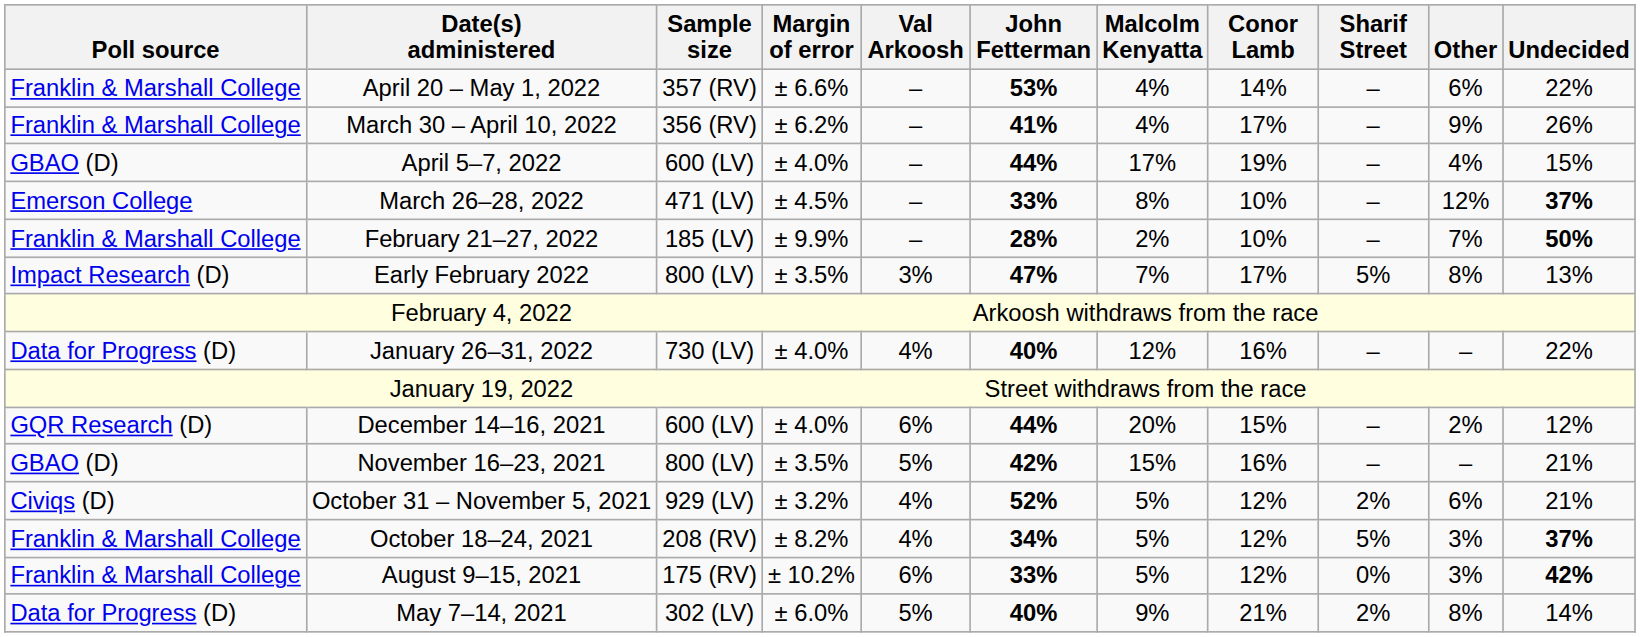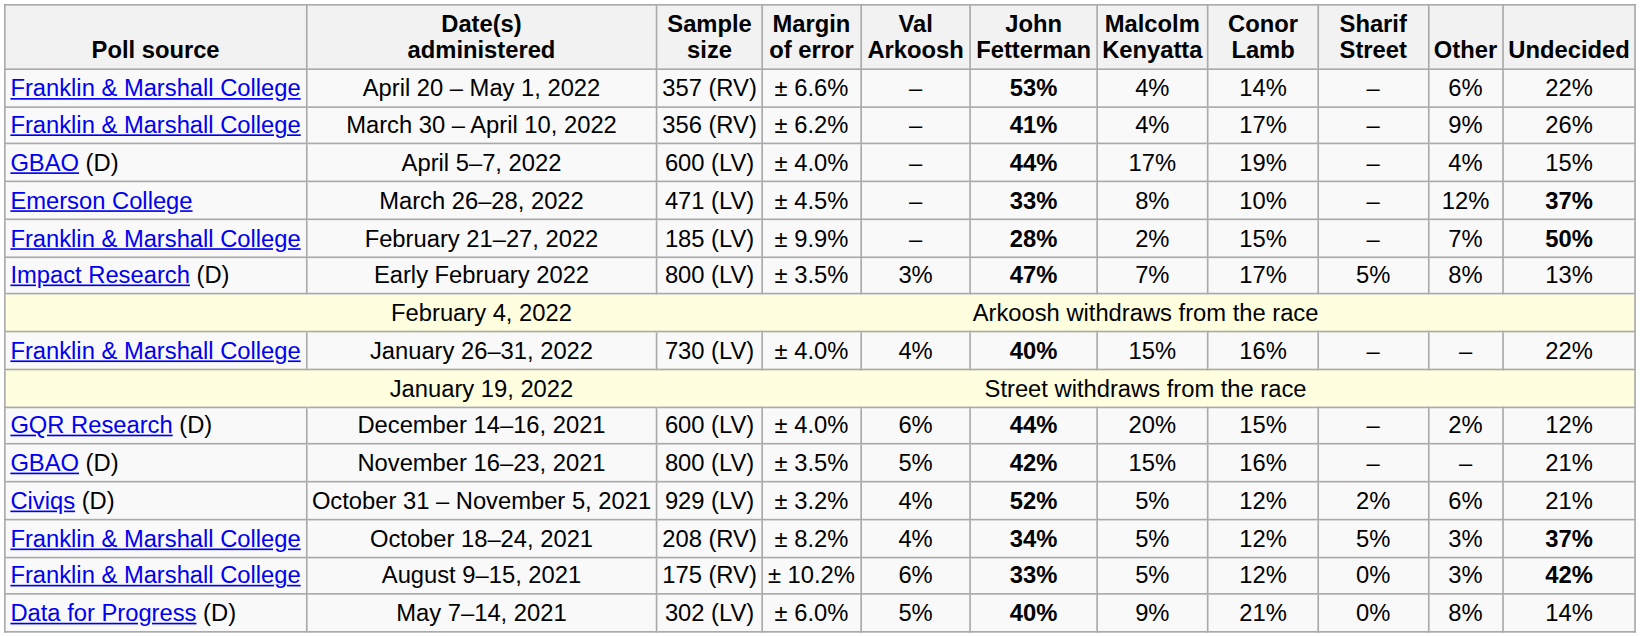(1263, 238) 10% -> (1263, 238) 15%
(123, 351) Data for Progress (D) -> (156, 351) Franklin & Marshall College
(1152, 351) 12% -> (1152, 351) 15%
(1373, 613) 2% -> (1373, 613) 0%
